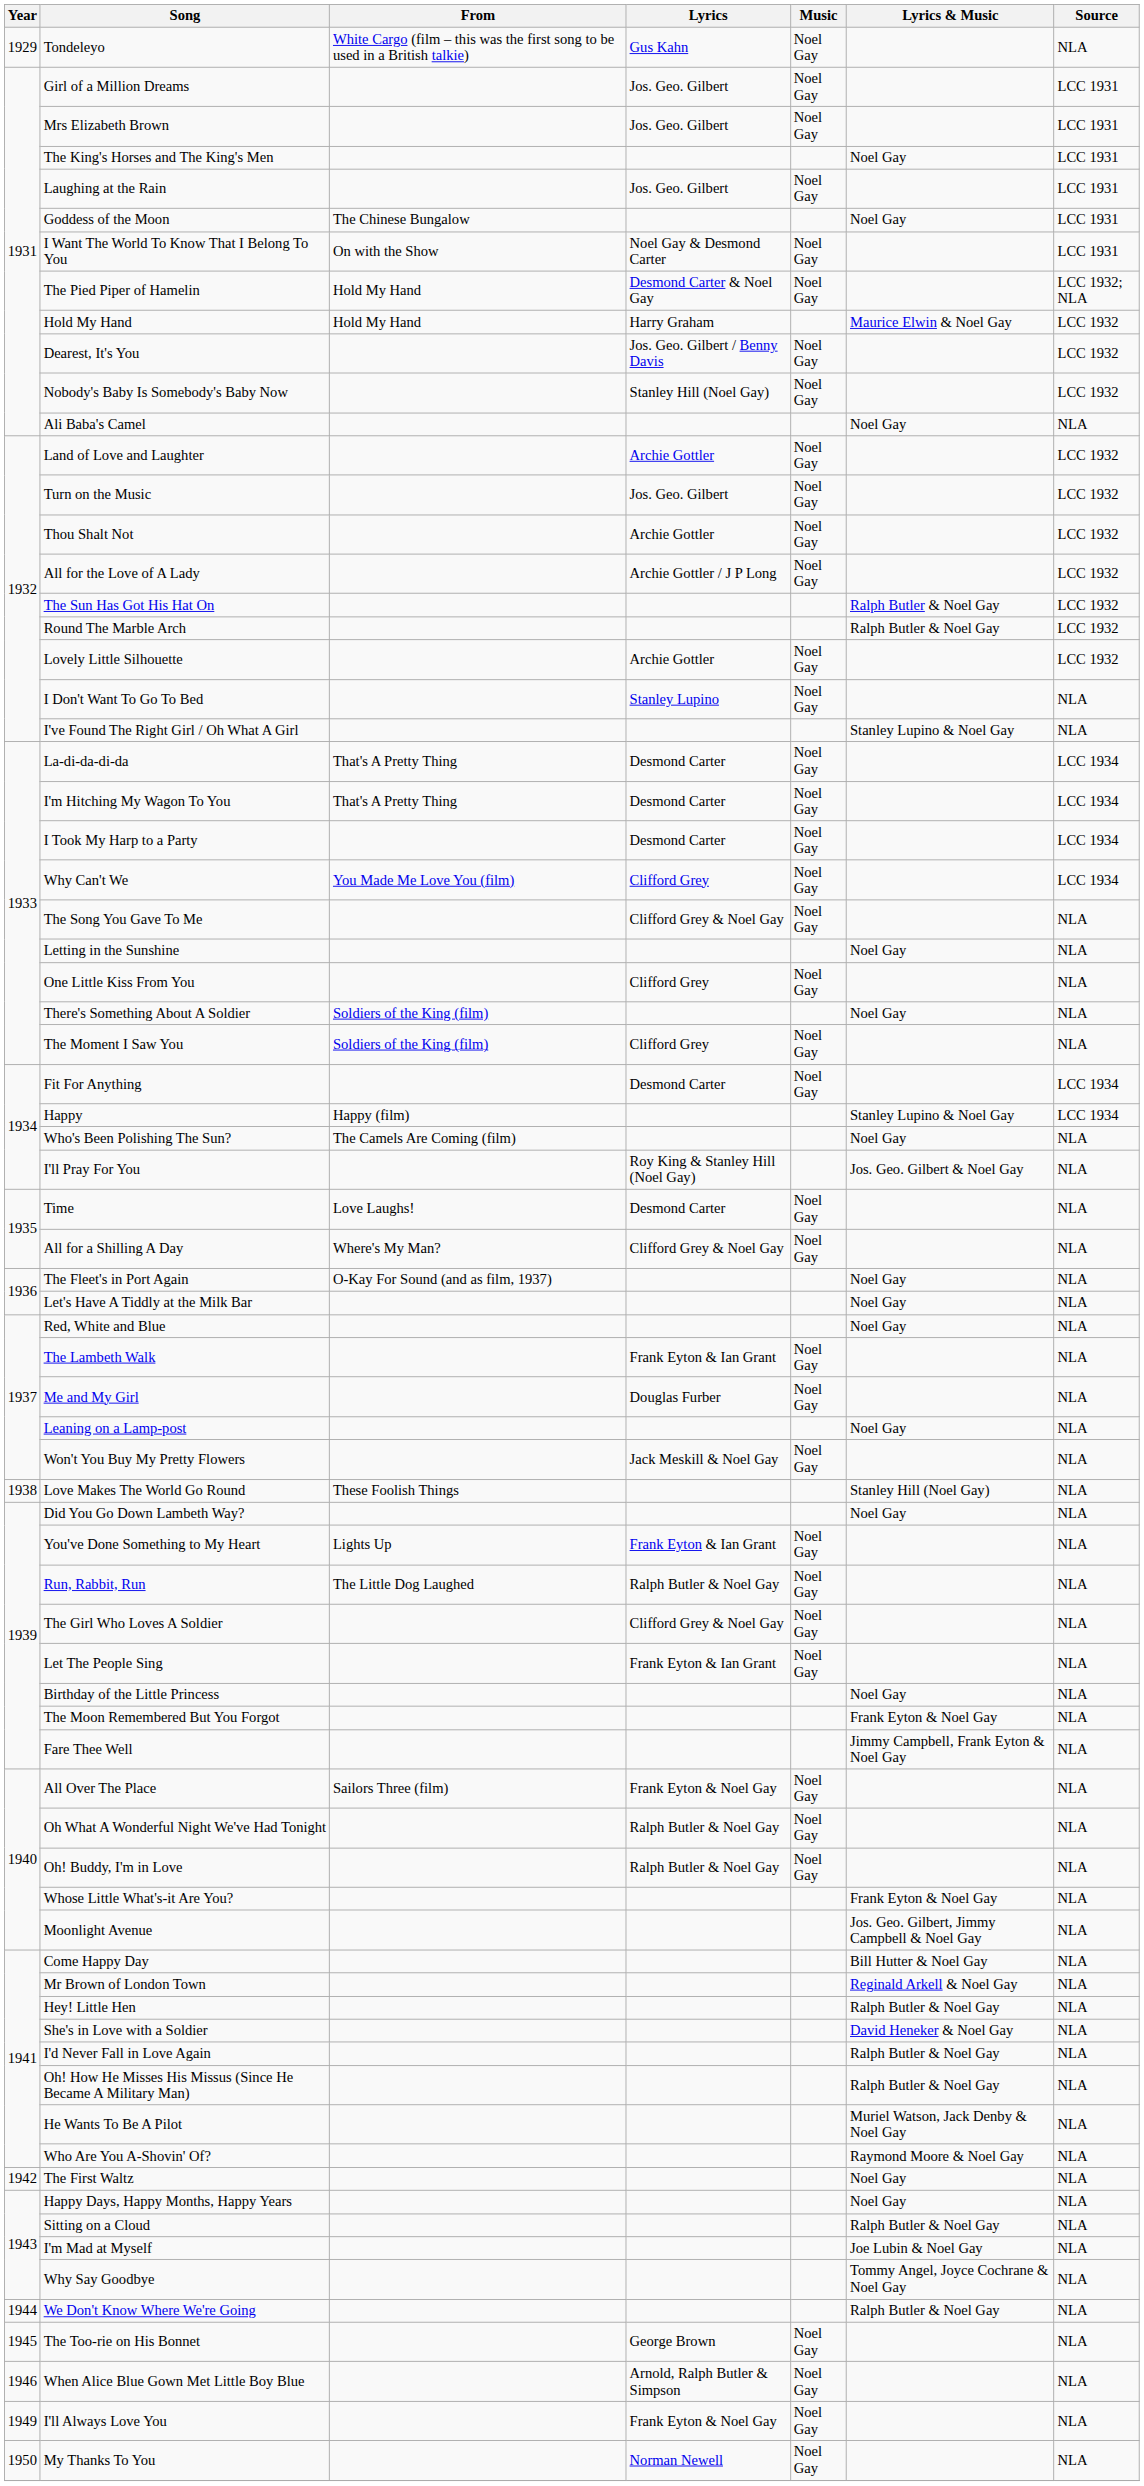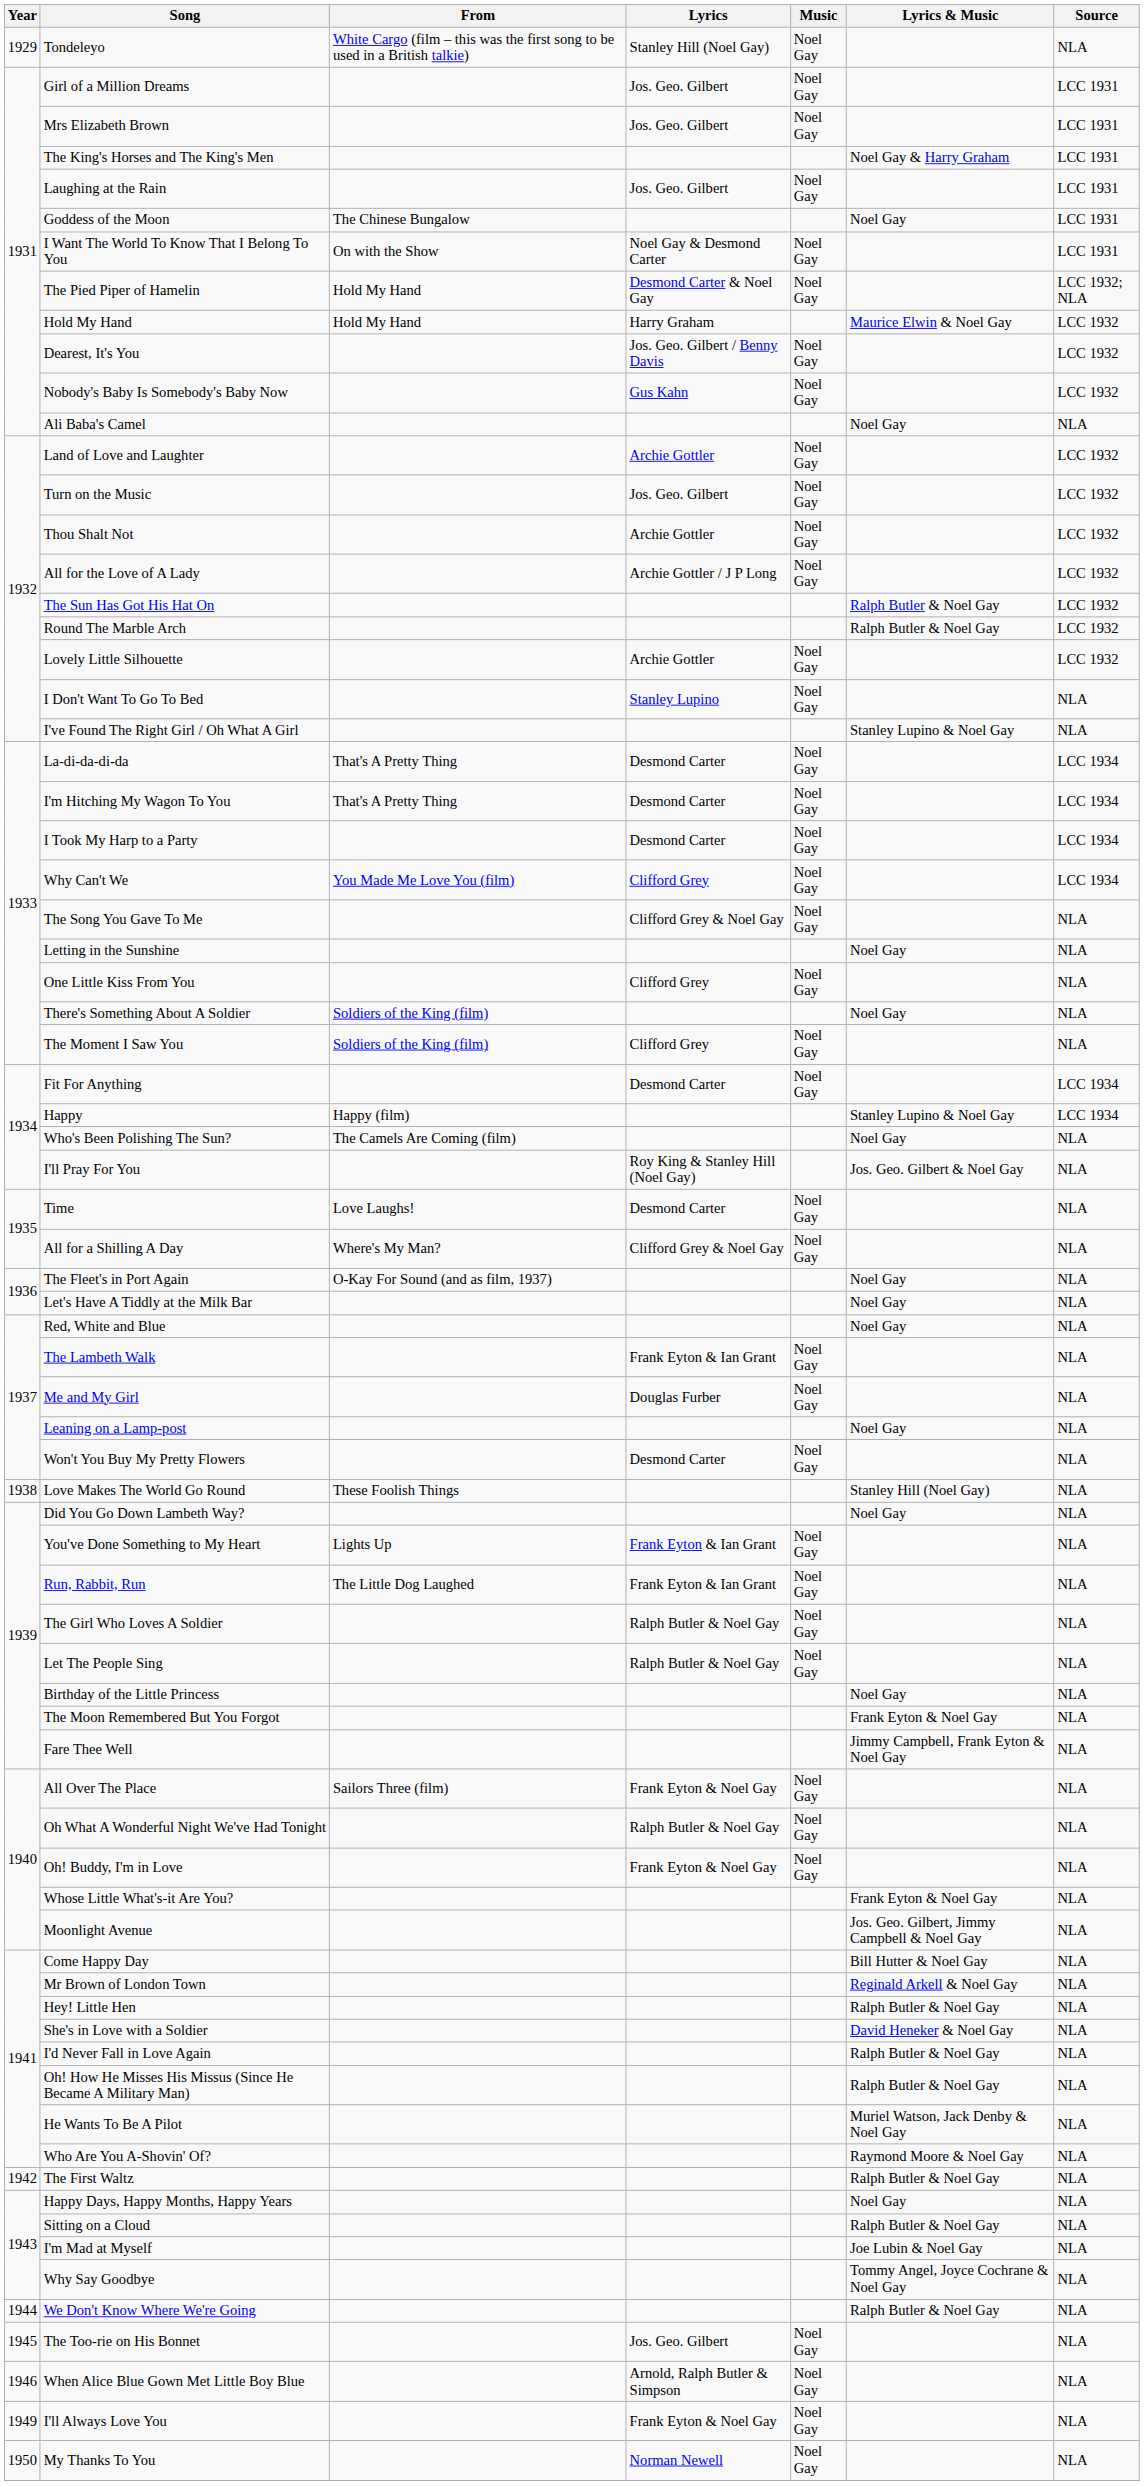(659, 47) Gus Kahn -> (699, 47) Stanley Hill (Noel Gay)
(878, 157) Noel Gay -> (930, 157) Noel Gay & Harry Graham
(699, 392) Stanley Hill (Noel Gay) -> (659, 392) Gus Kahn
(704, 1459) Jack Meskill & Noel Gay -> (677, 1459) Desmond Carter
(704, 1584) Ralph Butler & Noel Gay -> (703, 1584) Frank Eyton & Ian Grant
(707, 1624) Clifford Grey & Noel Gay -> (704, 1624) Ralph Butler & Noel Gay
(703, 1663) Frank Eyton & Ian Grant -> (704, 1663) Ralph Butler & Noel Gay
(704, 1867) Ralph Butler & Noel Gay -> (703, 1867) Frank Eyton & Noel Gay
(878, 2178) Noel Gay -> (925, 2178) Ralph Butler & Noel Gay
(673, 2342) George Brown -> (679, 2342) Jos. Geo. Gilbert
